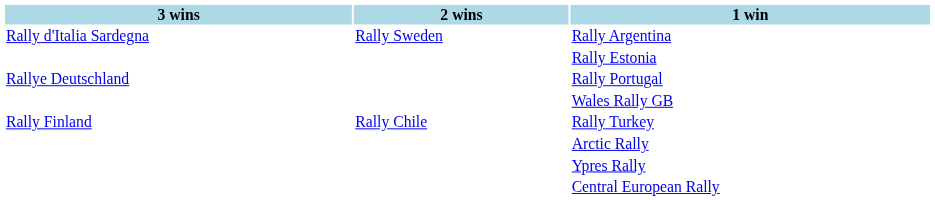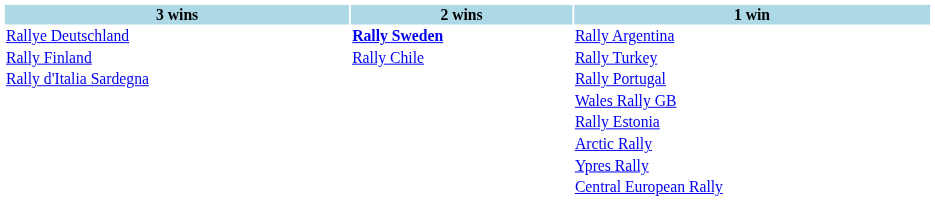(77, 36) Rally d'Italia Sardegna -> (68, 36) Rallye Deutschland
(399, 36) normal -> (398, 36) bold
rows swapped: (613, 122) <-> (614, 57)
(68, 79) Rallye Deutschland -> (77, 79) Rally d'Italia Sardegna
